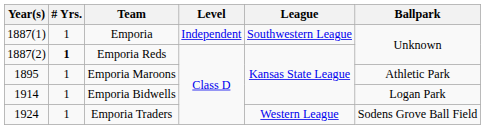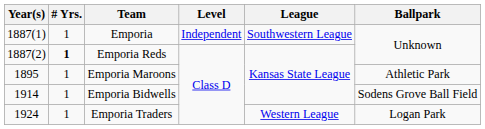(418, 94) Logan Park -> (418, 94) Sodens Grove Ball Field
(418, 114) Sodens Grove Ball Field -> (418, 114) Logan Park
